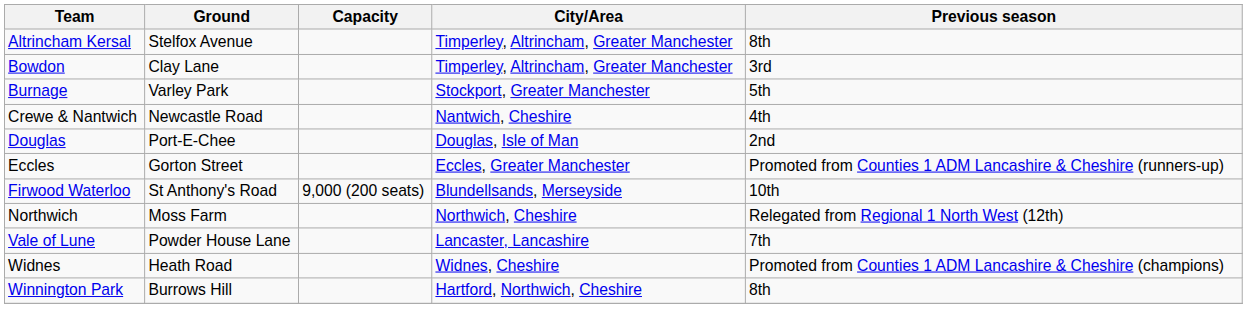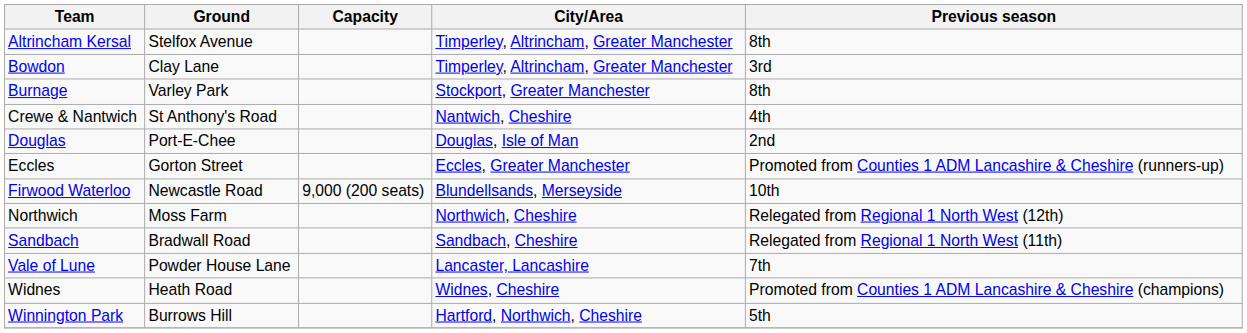(760, 91) 5th -> (760, 91) 8th
(206, 116) Newcastle Road -> (213, 116) St Anthony's Road
(213, 191) St Anthony's Road -> (206, 191) Newcastle Road
+ row: (43, 240)
(760, 290) 8th -> (760, 315) 5th
